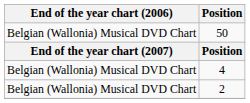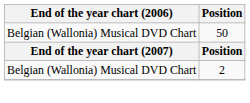- row: (222, 70)
